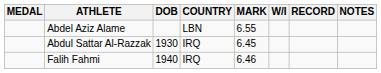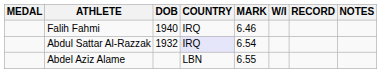rows swapped: (86, 28) <-> (73, 60)
(167, 44) 1930 -> (167, 44) 1932
(191, 44) no background -> (191, 44) lavender background
(246, 44) 6.45 -> (246, 44) 6.54
